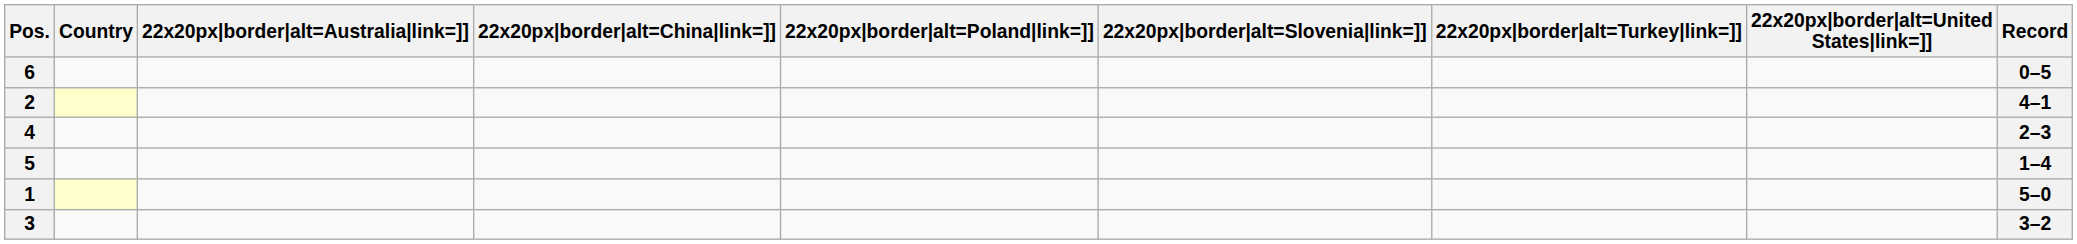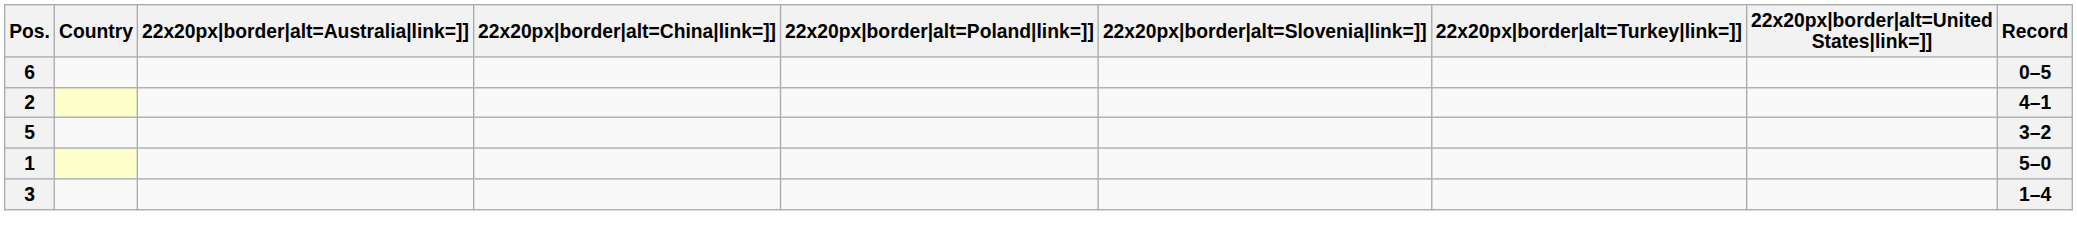- row: (30, 133)
(2035, 164) 1–4 -> (2035, 133) 3–2
(2035, 225) 3–2 -> (2035, 194) 1–4
